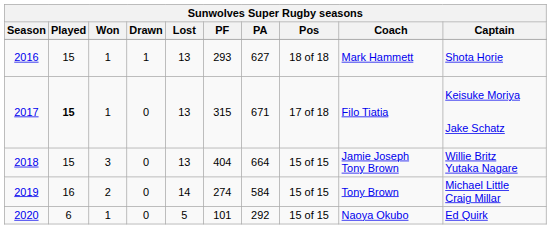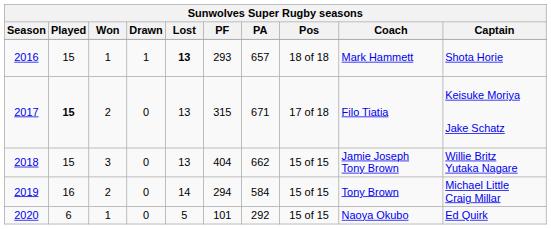(184, 58) normal -> (184, 58) bold
(260, 58) 627 -> (260, 58) 657
(108, 112) 1 -> (108, 112) 2
(260, 163) 664 -> (260, 163) 662
(222, 192) 274 -> (222, 192) 294
